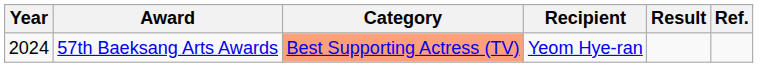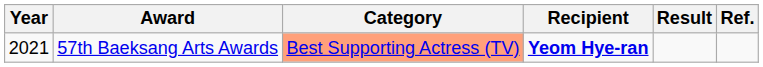(29, 47) 2024 -> (29, 47) 2021
(585, 47) normal -> (588, 47) bold
